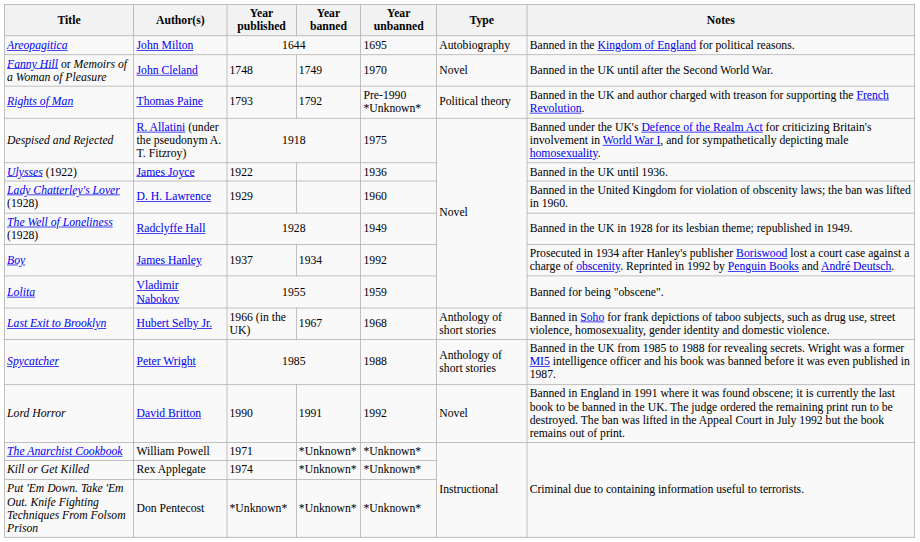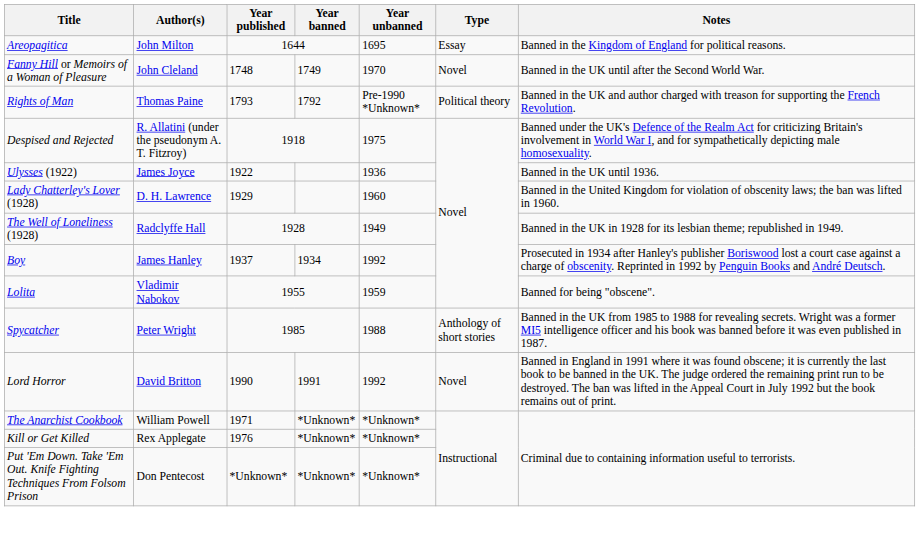(475, 45) Autobiography -> (452, 45) Essay
- row: (57, 323)
(241, 470) 1974 -> (241, 438) 1976
